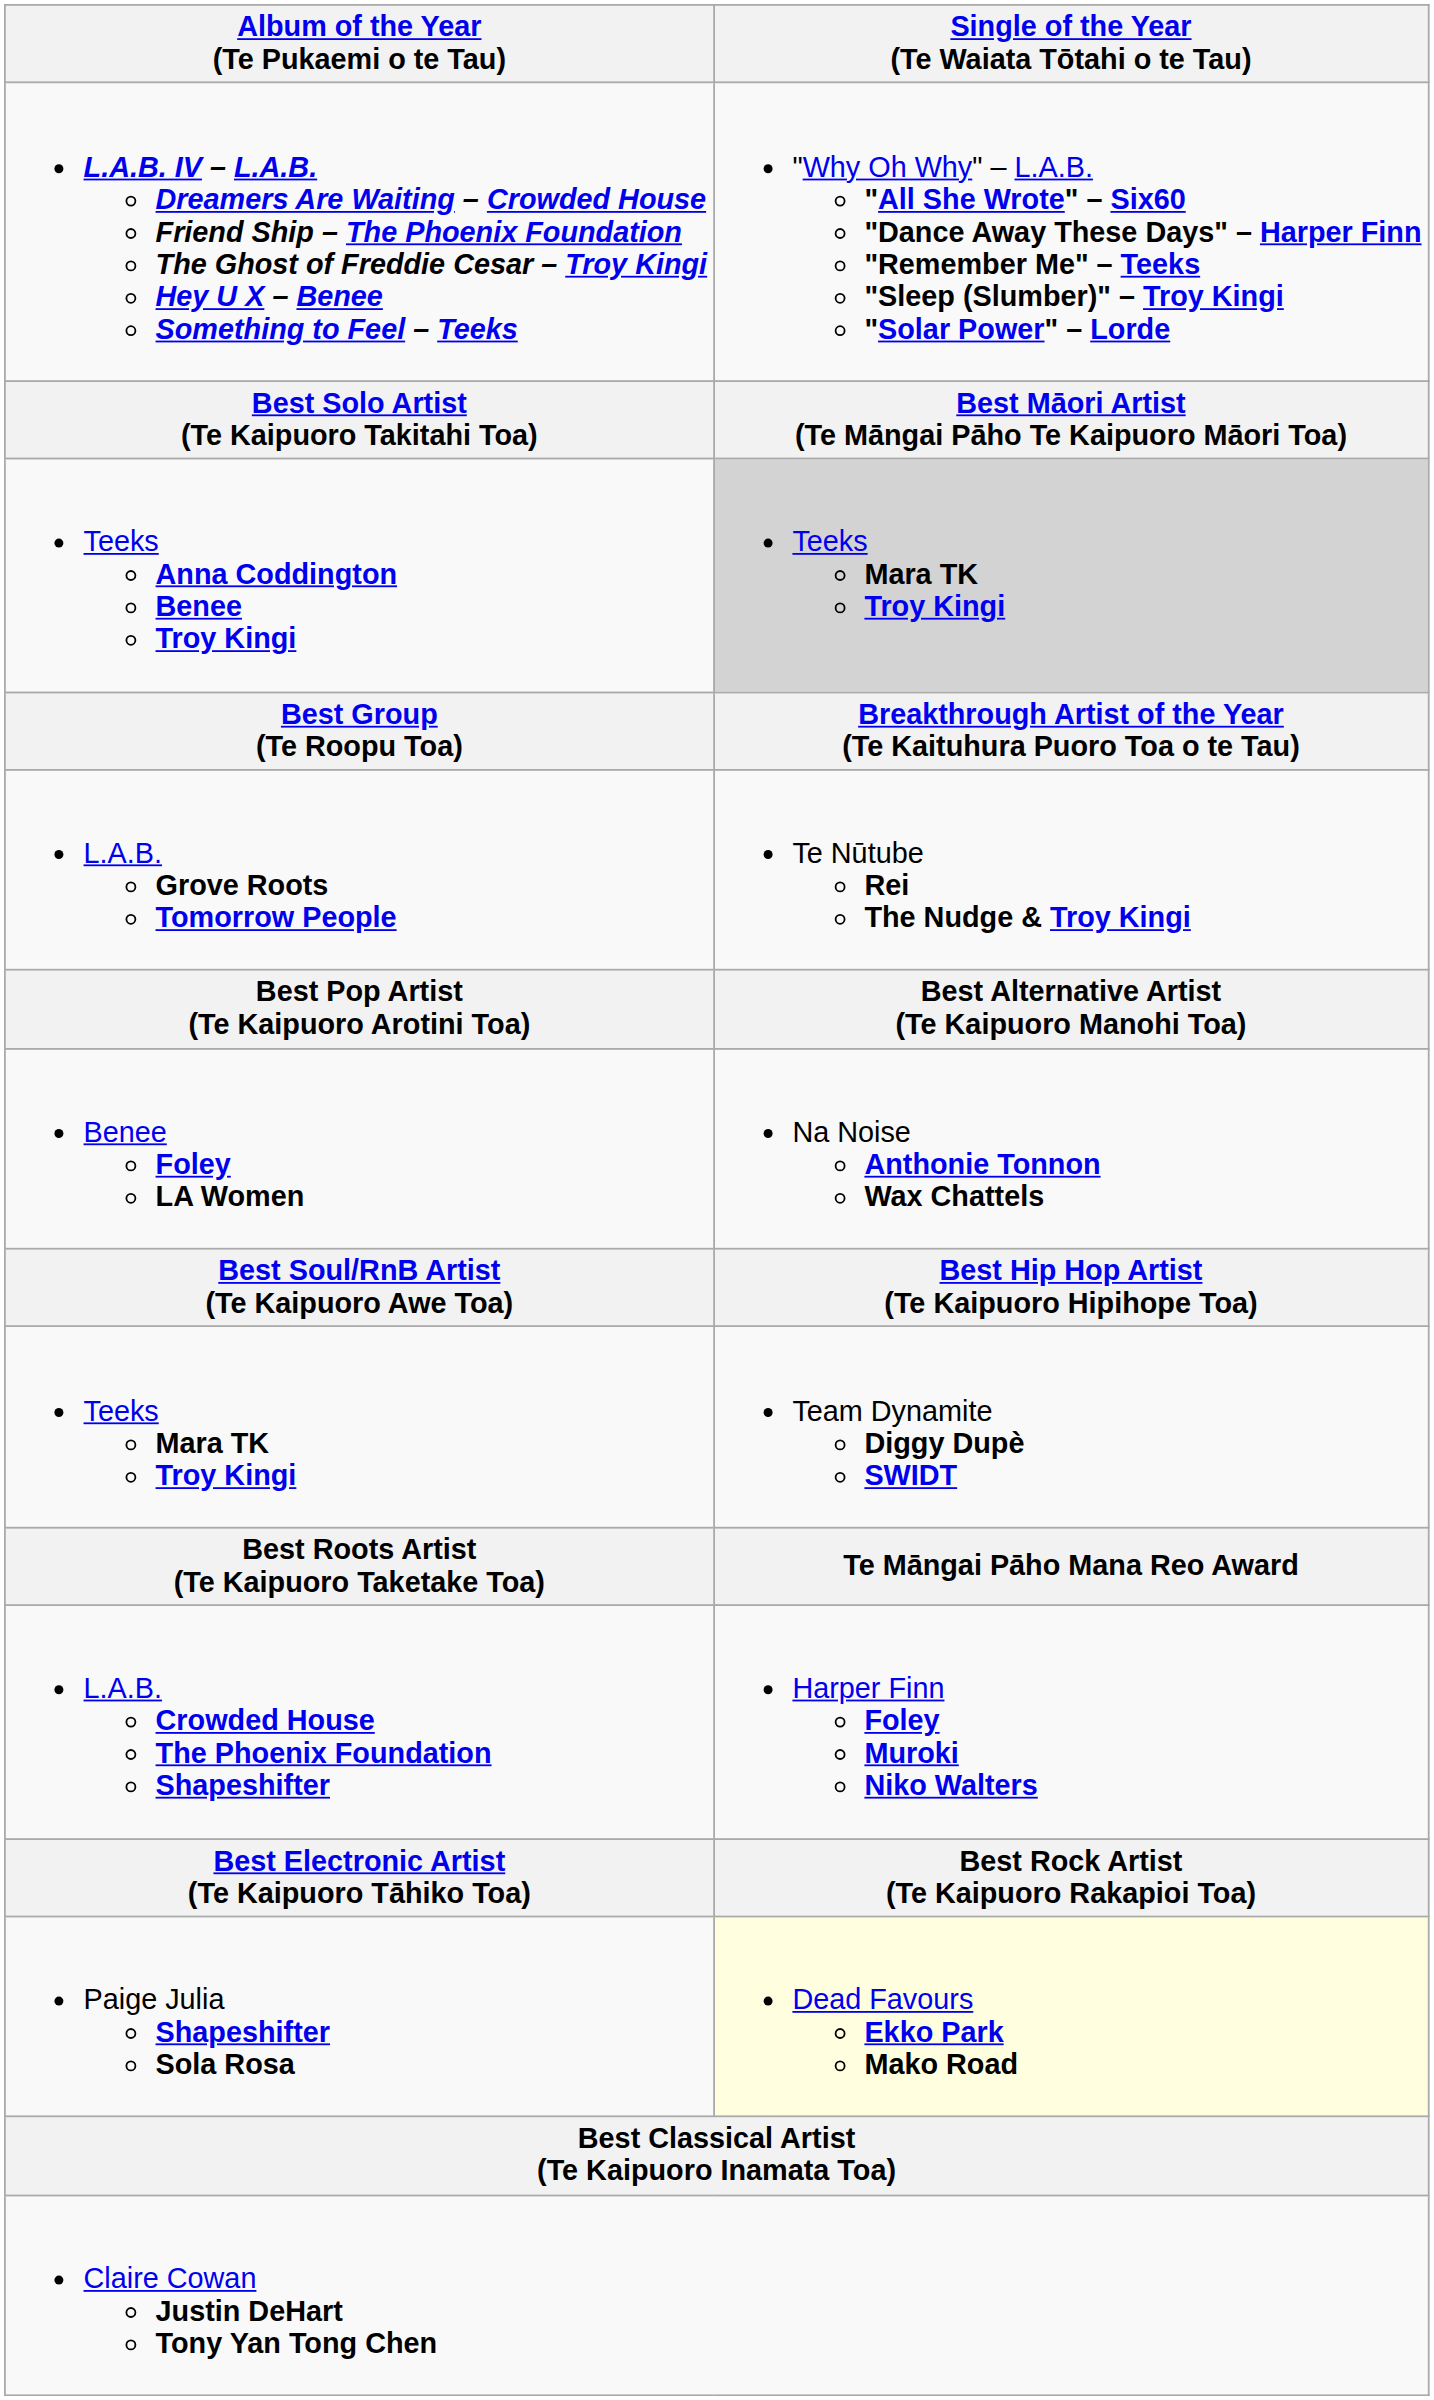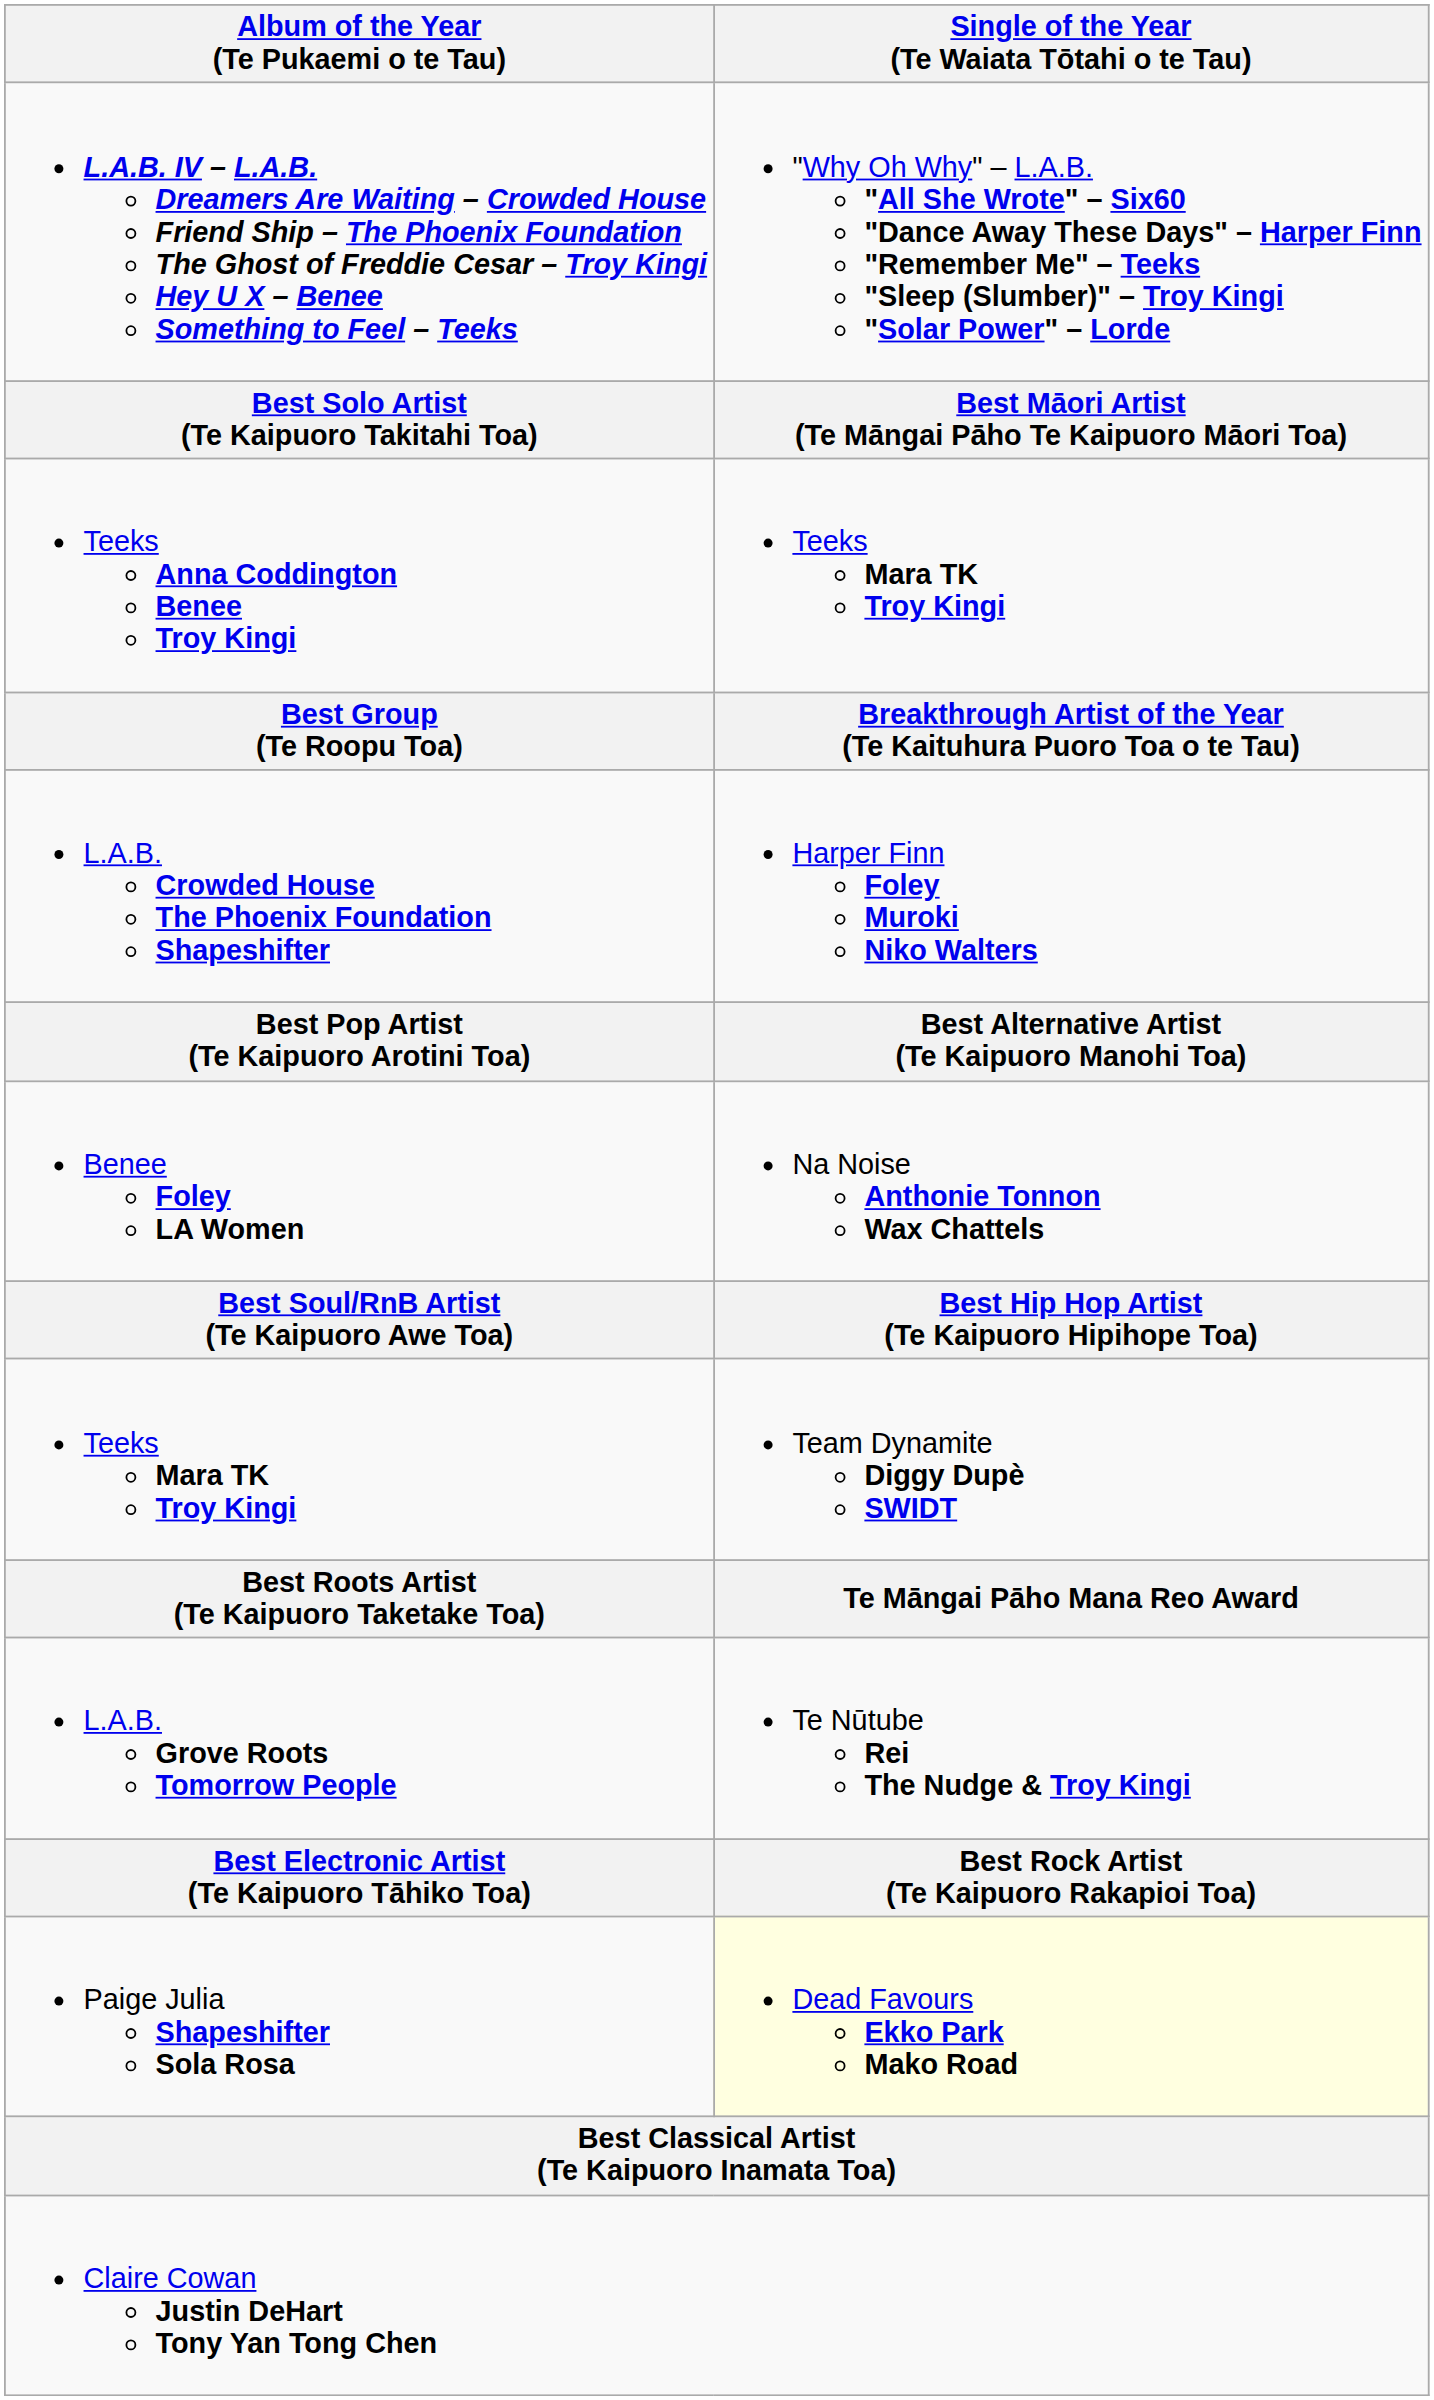(1071, 575) lightgrey background -> (1071, 575) no background
rows swapped: (359, 1738) <-> (359, 886)
